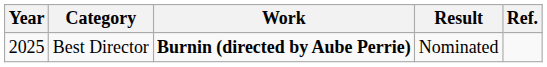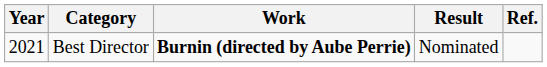(27, 47) 2025 -> (27, 47) 2021
